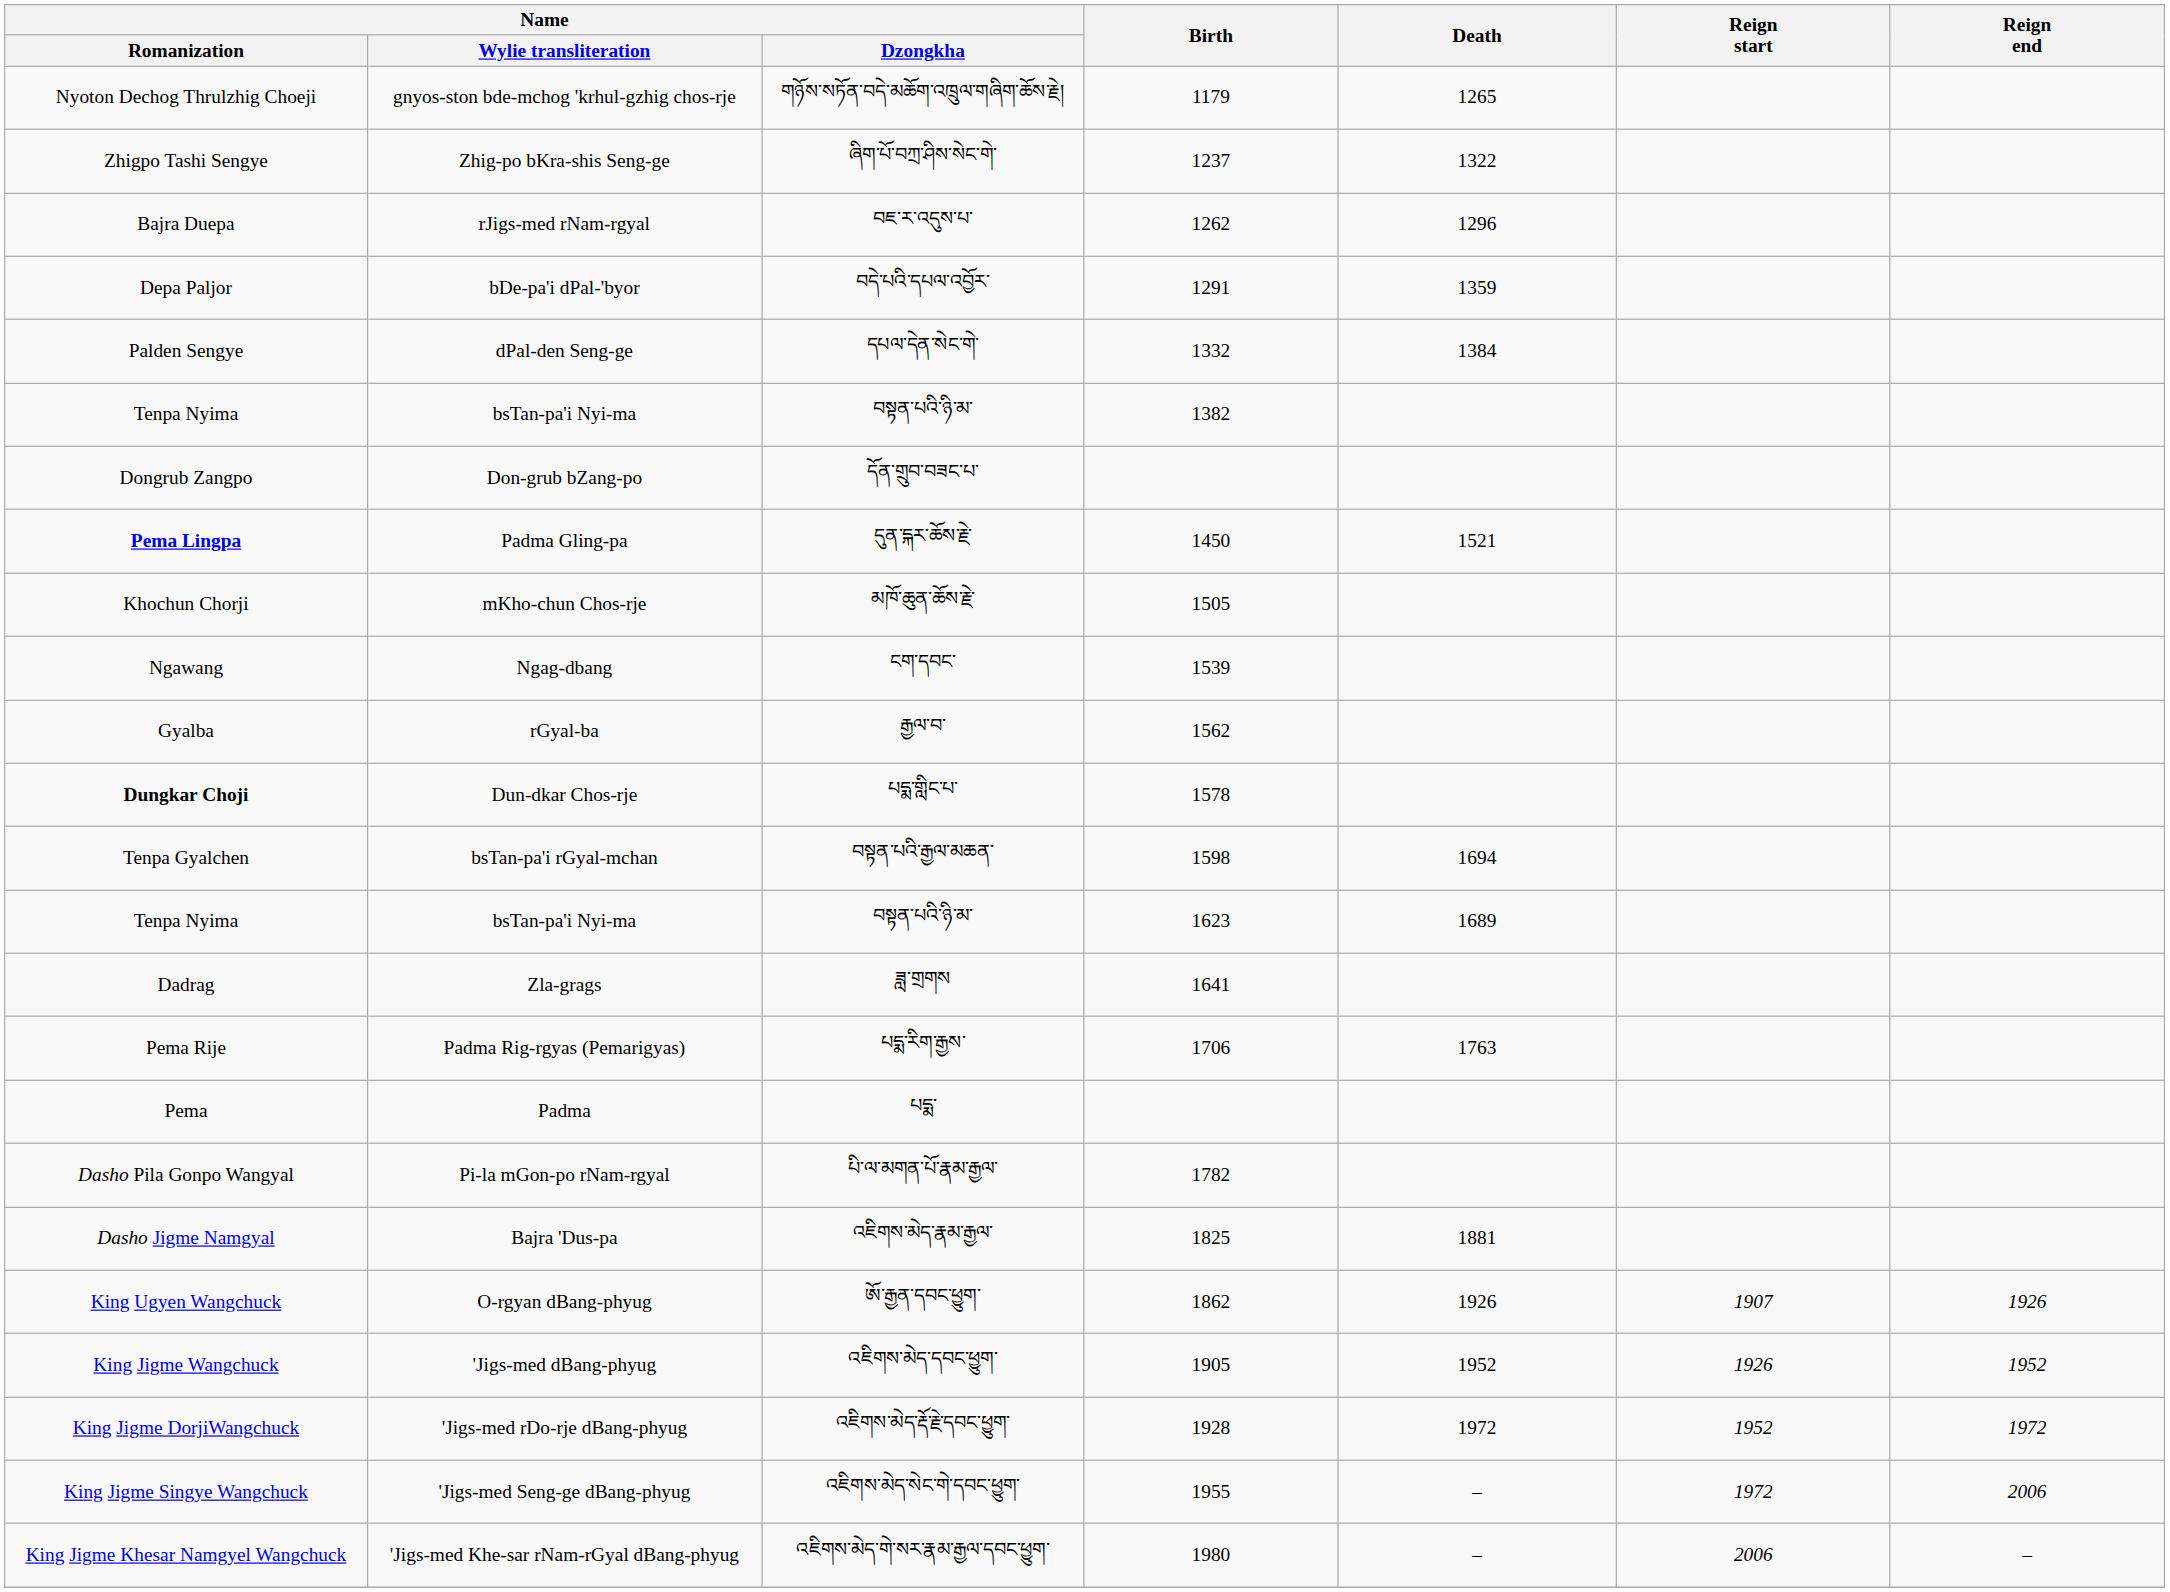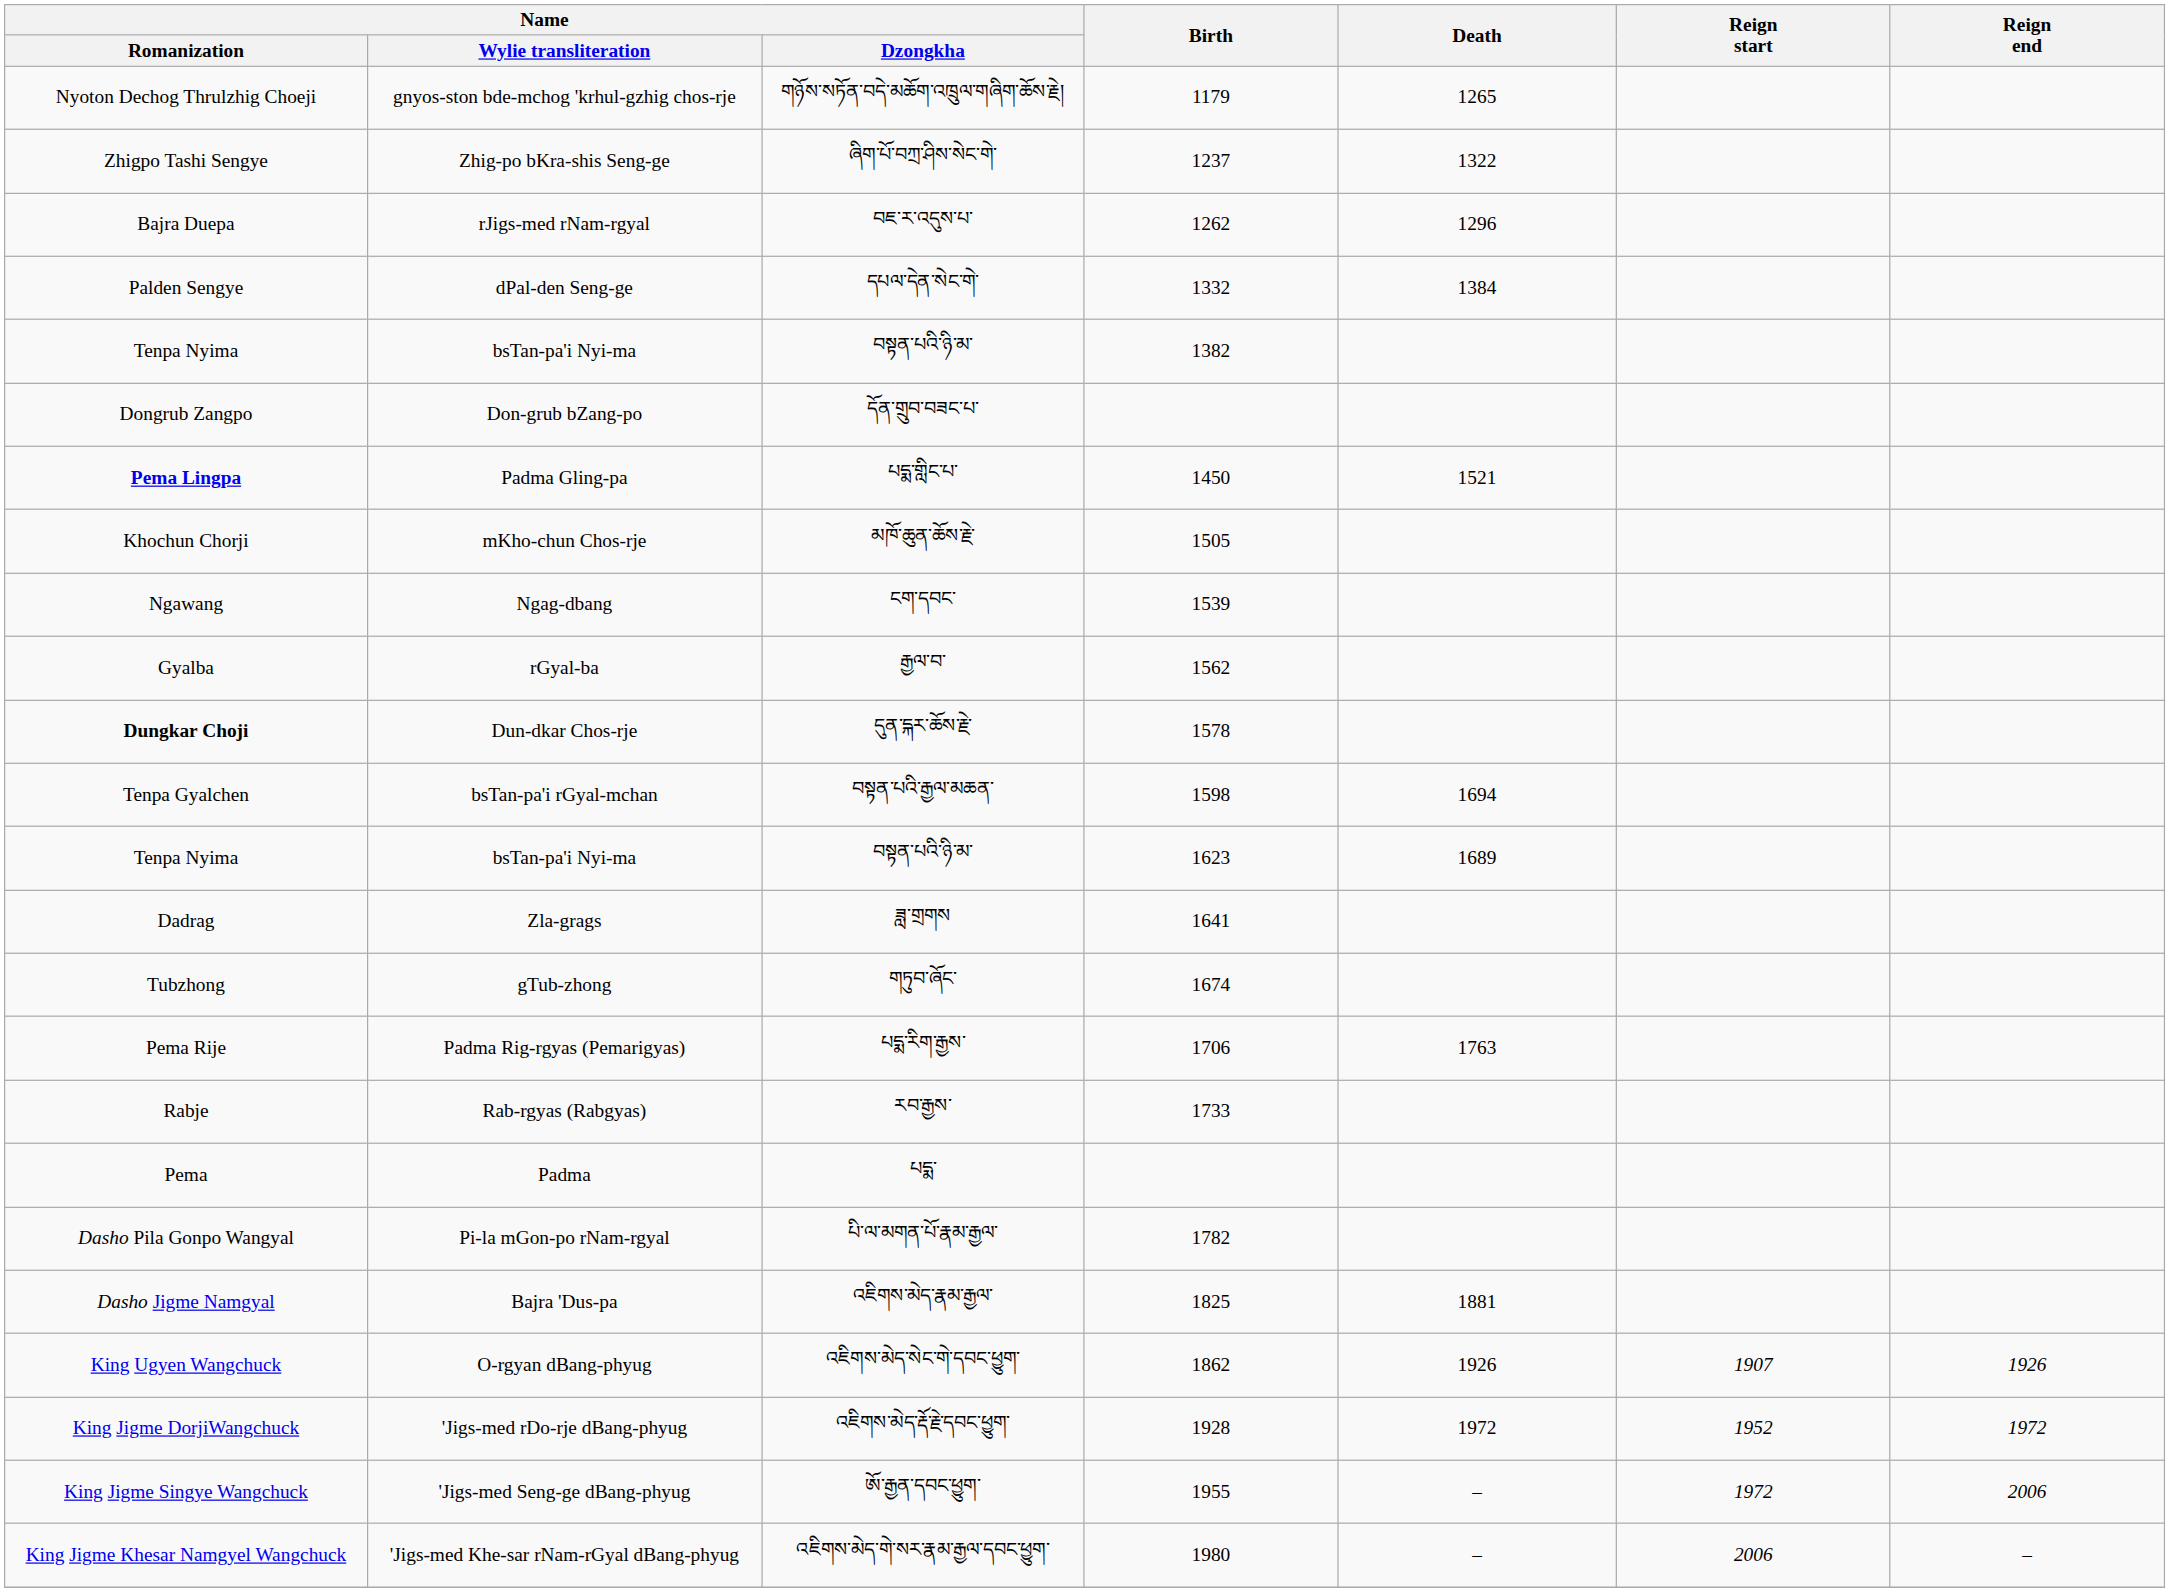- row: (186, 287)
(923, 535) དུན་དྐར་ཆོས་རྗེ་ -> (923, 472) པདྨ་གླིང་པ་
(923, 789) པདྨ་གླིང་པ་ -> (923, 725) དུན་དྐར་ཆོས་རྗེ་
+ row: (186, 984)
+ row: (186, 1111)
(923, 1296) ཨོ་རྒྱན་དབང་ཕྱུག་ -> (923, 1359) འཇིགས་མེད་སེང་གེ་དབང་ཕྱུག་
- row: (186, 1365)
(923, 1486) འཇིགས་མེད་སེང་གེ་དབང་ཕྱུག་ -> (923, 1486) ཨོ་རྒྱན་དབང་ཕྱུག་
